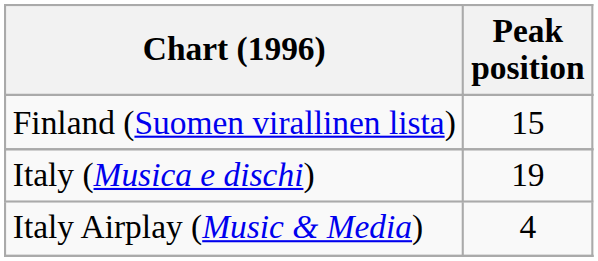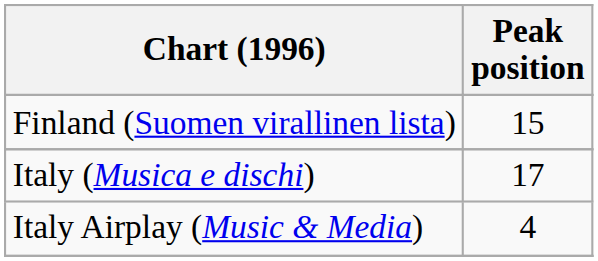(528, 174) 19 -> (528, 174) 17
